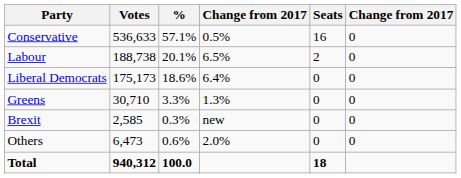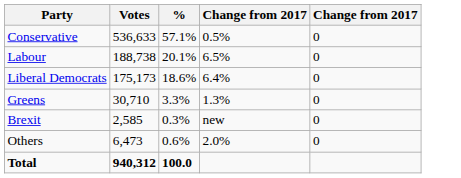- column: (328, 15)
